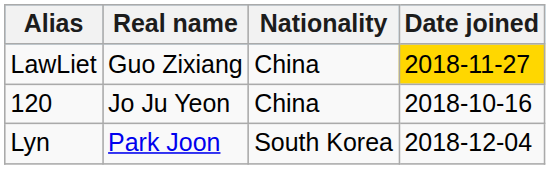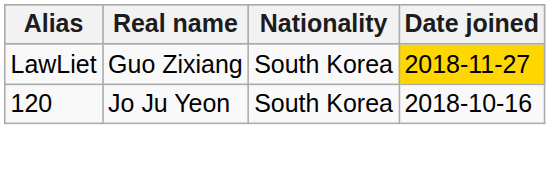(287, 63) China -> (324, 63) South Korea
(287, 103) China -> (324, 103) South Korea
- row: (30, 143)
